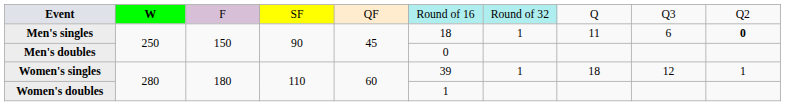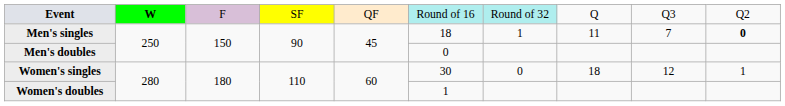(668, 33) 6 -> (668, 33) 7
(446, 72) 39 -> (446, 72) 30
(520, 72) 1 -> (520, 72) 0
